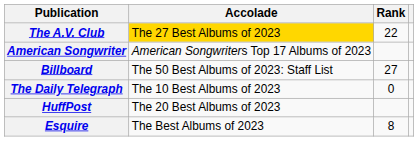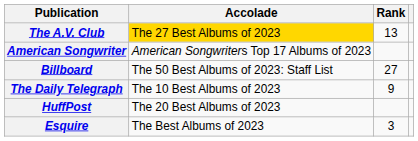(391, 32) 22 -> (391, 32) 13
(391, 88) 0 -> (391, 88) 9
(391, 126) 8 -> (391, 126) 3
